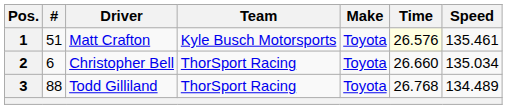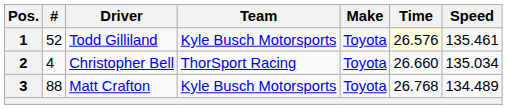(54, 40) 51 -> (54, 40) 52
(110, 40) Matt Crafton -> (113, 40) Todd Gilliland
(50, 63) 6 -> (50, 63) 4
(113, 86) Todd Gilliland -> (110, 86) Matt Crafton
(239, 86) ThorSport Racing -> (259, 86) Kyle Busch Motorsports
